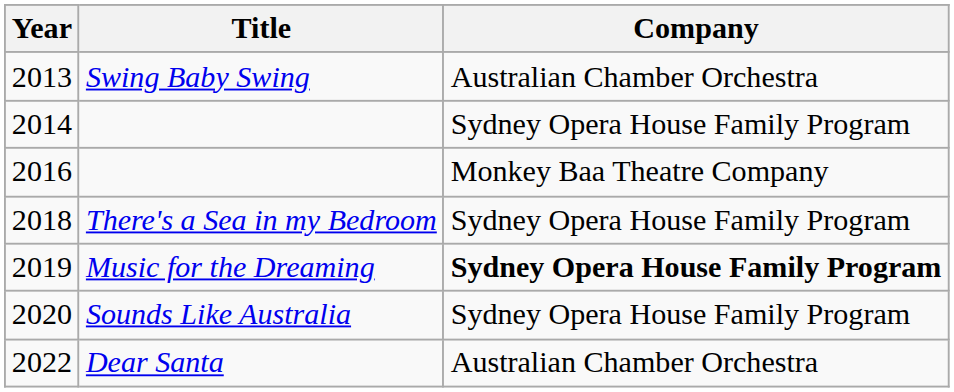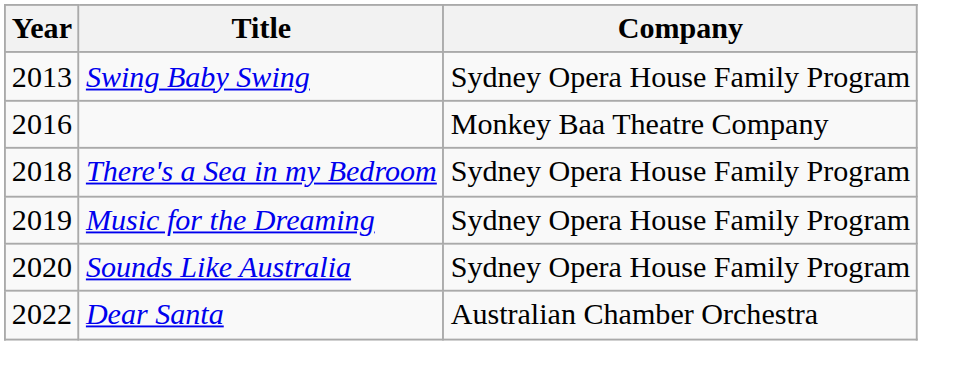(634, 76) Australian Chamber Orchestra -> (680, 76) Sydney Opera House Family Program
- row: (42, 123)
(696, 266) bold -> (680, 219) normal
